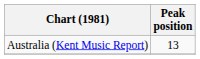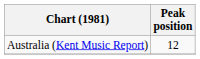(173, 44) 13 -> (173, 44) 12
